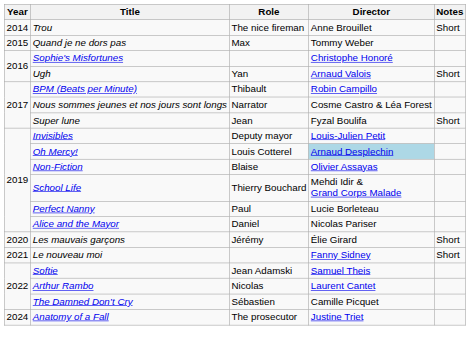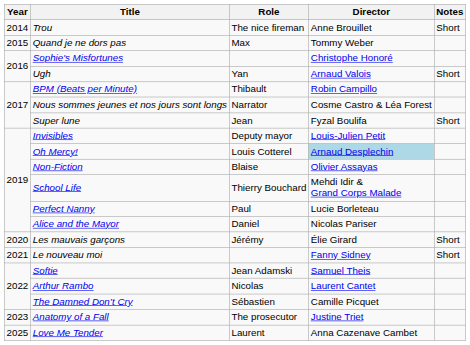(17, 317) 2024 -> (17, 317) 2023
+ row: (68, 332)
